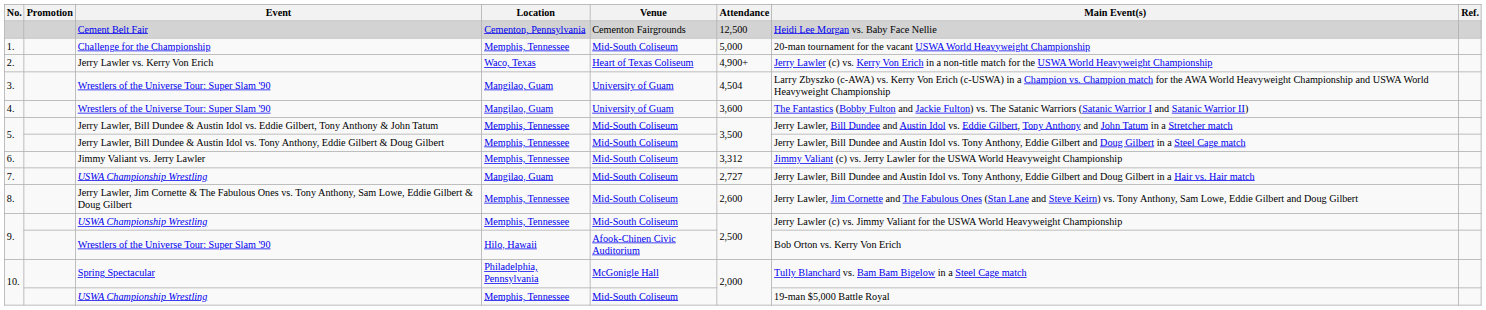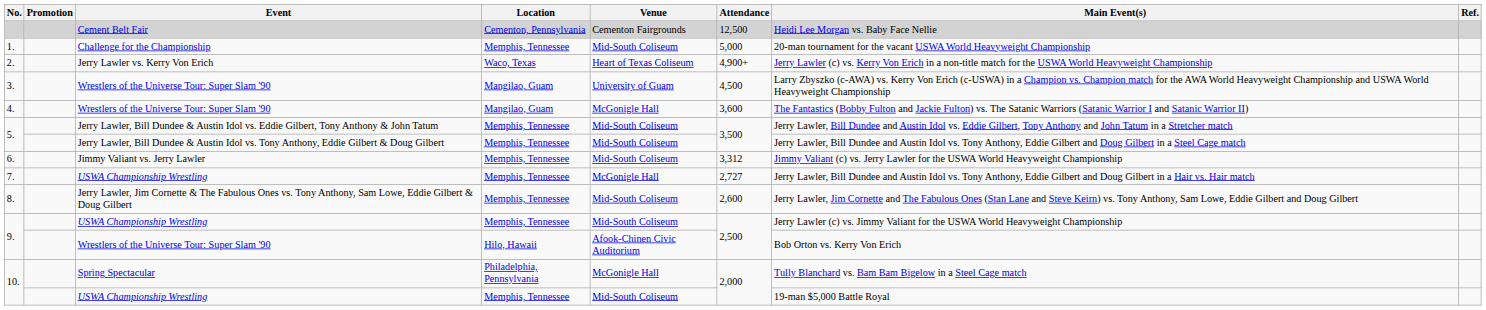(731, 85) 4,504 -> (731, 85) 4,500
(633, 108) University of Guam -> (626, 108) McGonigle Hall
(519, 175) Mangilao, Guam -> (527, 175) Memphis, Tennessee
(635, 175) Mid-South Coliseum -> (626, 175) McGonigle Hall
